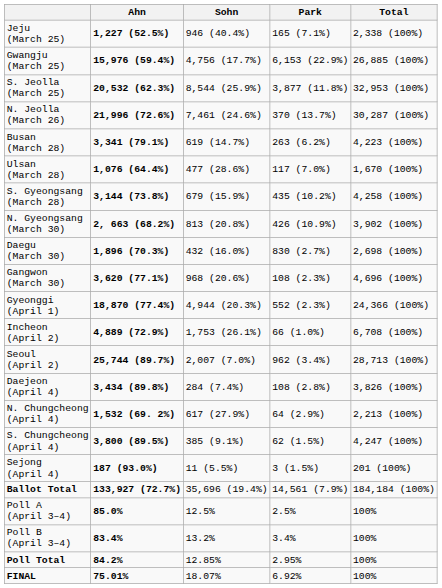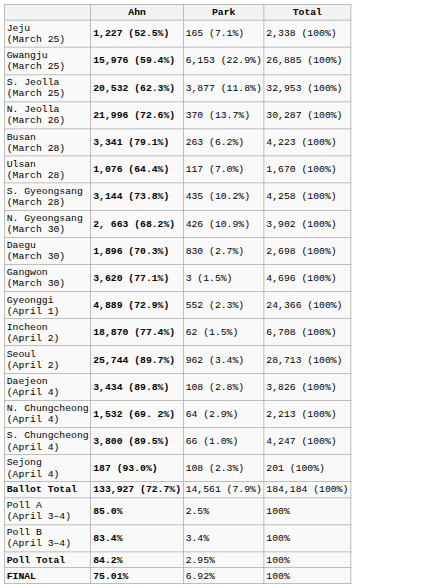- column: (227, 12)
(301, 278) 108 (2.3%) -> (209, 278) 3 (1.5%)
(134, 305) 18,870 (77.4%) -> (131, 305) 4,889 (72.9%)
(131, 332) 4,889 (72.9%) -> (134, 332) 18,870 (77.4%)
(299, 332) 66 (1.0%) -> (212, 332) 62 (1.5%)
(299, 441) 62 (1.5%) -> (212, 441) 66 (1.0%)
(296, 468) 3 (1.5%) -> (215, 468) 108 (2.3%)
